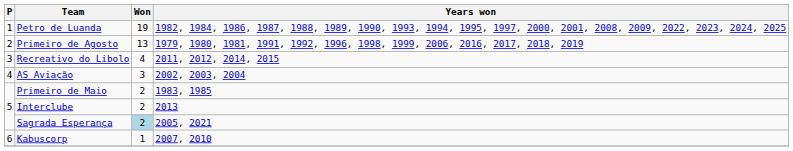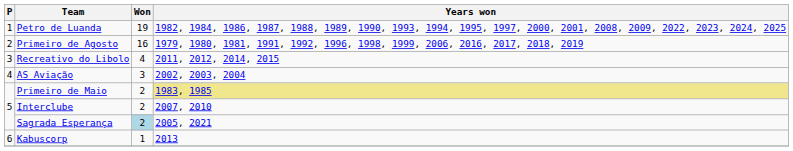(142, 43) 13 -> (142, 43) 16
(184, 91) no background -> (184, 91) khaki background
(167, 106) 2013 -> (184, 106) 2007, 2010
(184, 138) 2007, 2010 -> (167, 138) 2013
